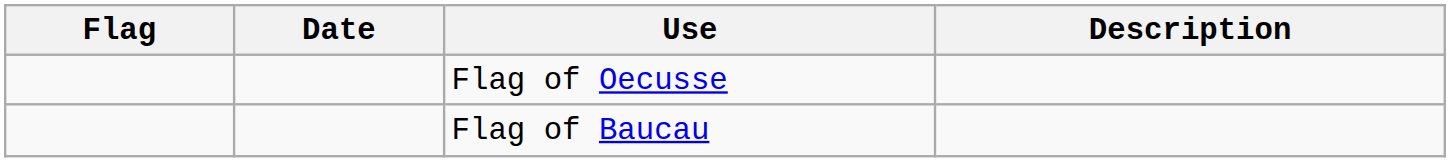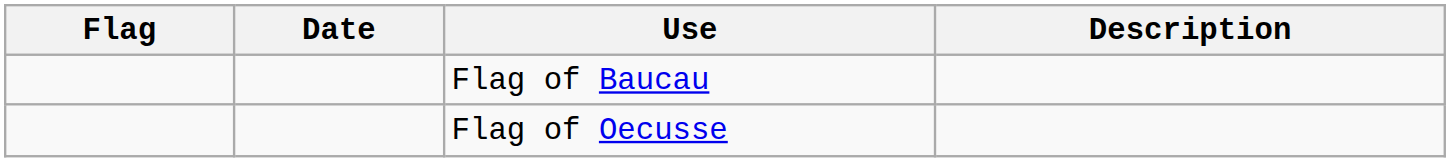rows swapped: (580, 130) <-> (590, 80)
